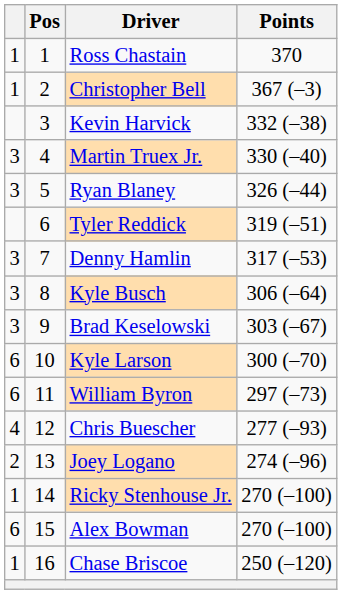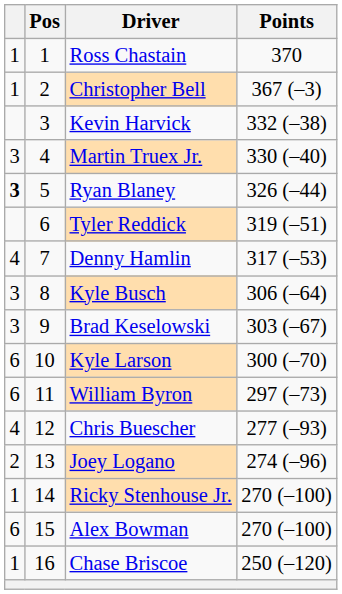(15, 190) normal -> (15, 190) bold
(15, 258) 3 -> (15, 258) 4
